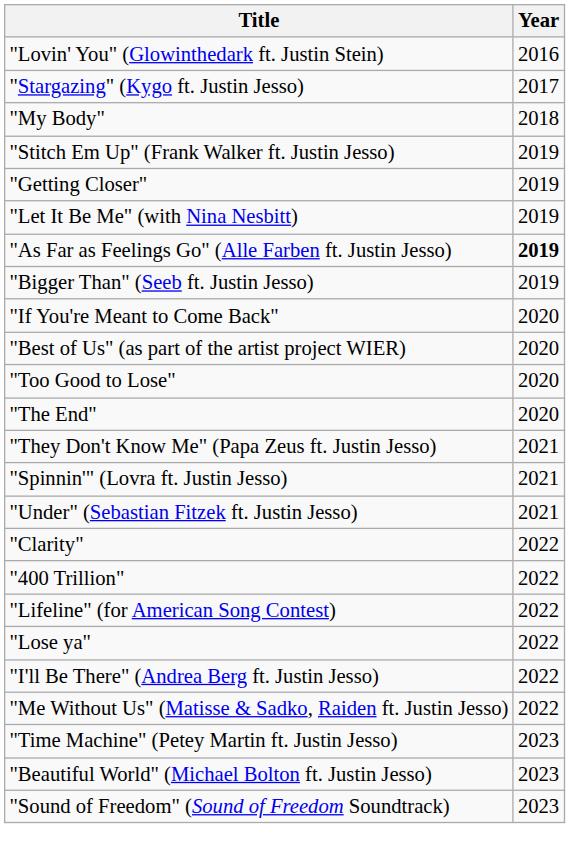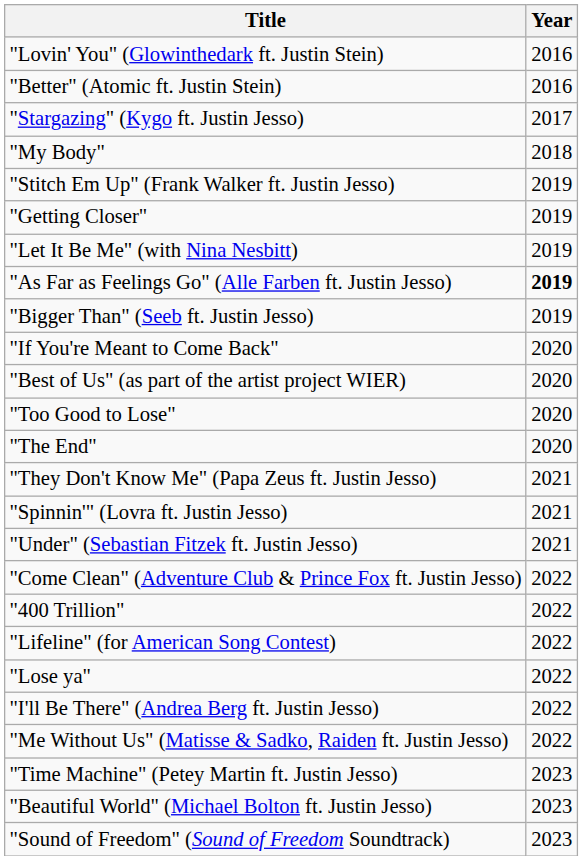+ row: (145, 86)
- row: (46, 544)
+ row: (266, 577)
